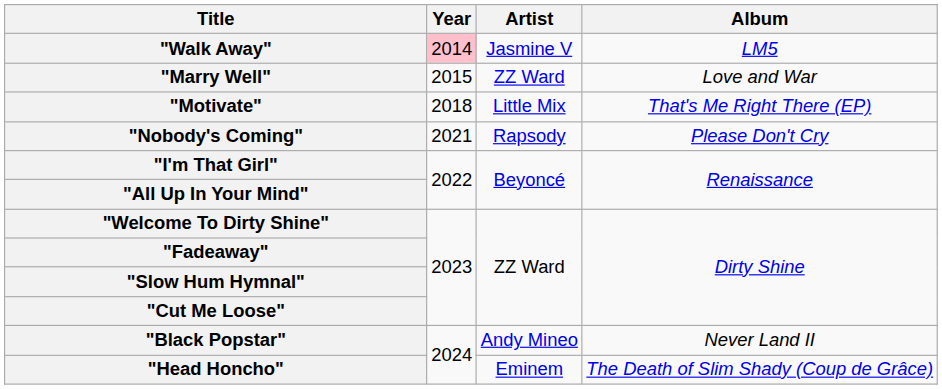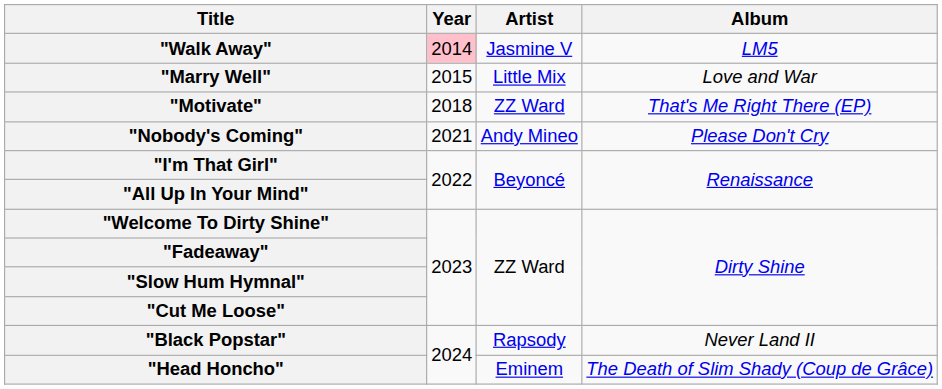(529, 77) ZZ Ward -> (529, 77) Little Mix
(529, 106) Little Mix -> (529, 106) ZZ Ward
(529, 135) Rapsody -> (529, 135) Andy Mineo
(529, 340) Andy Mineo -> (529, 340) Rapsody
